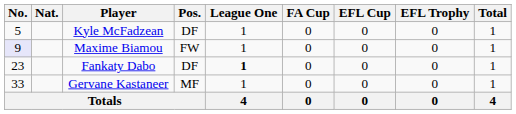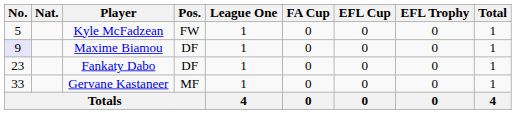(190, 30) DF -> (190, 30) FW
(190, 48) FW -> (190, 48) DF
(244, 65) bold -> (244, 65) normal
